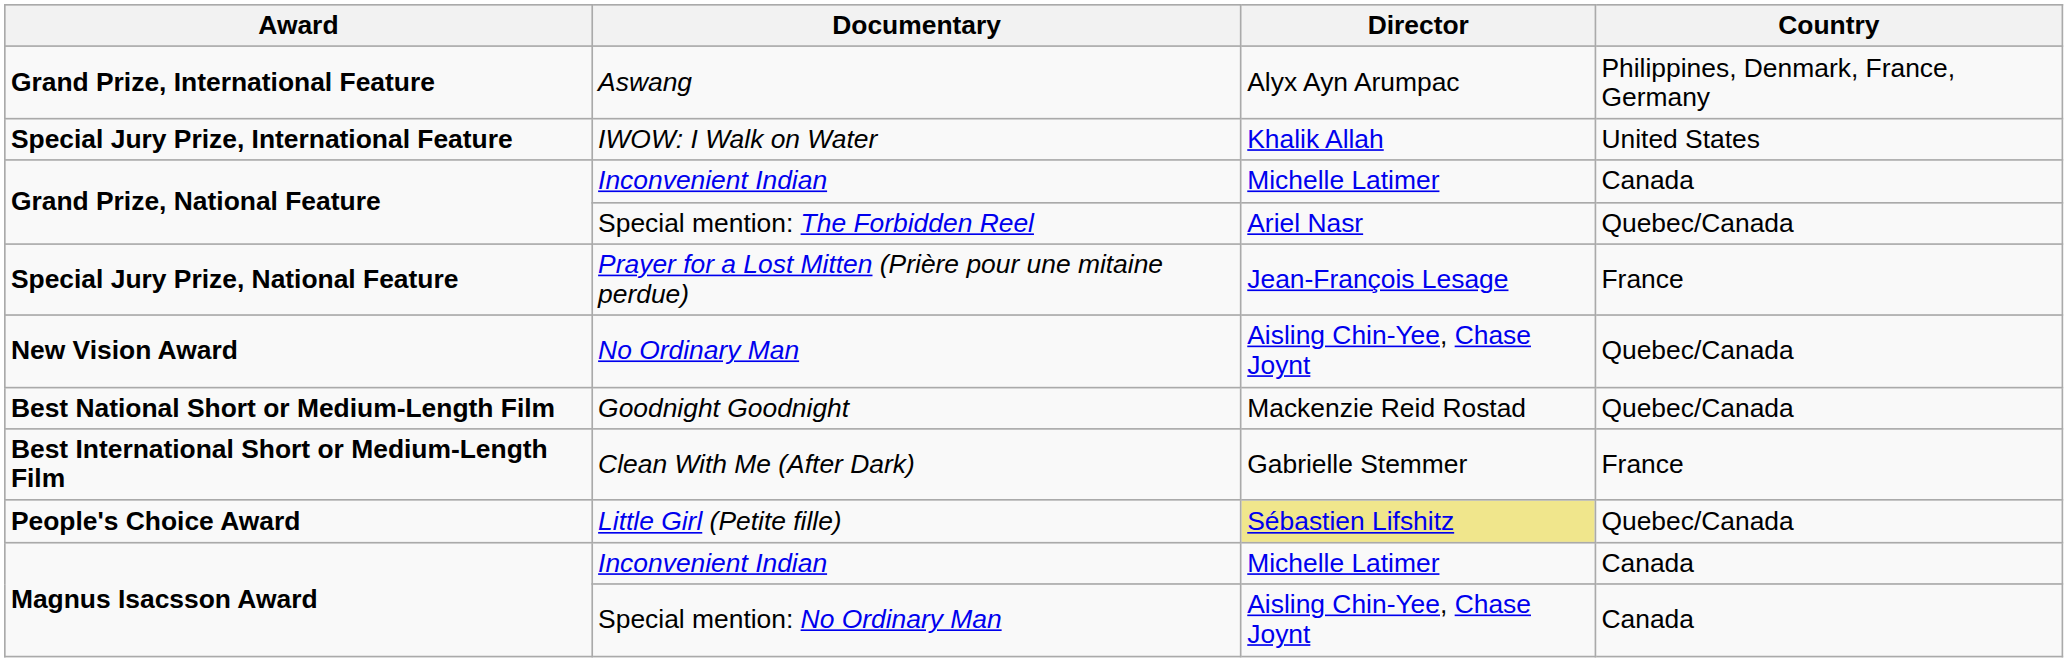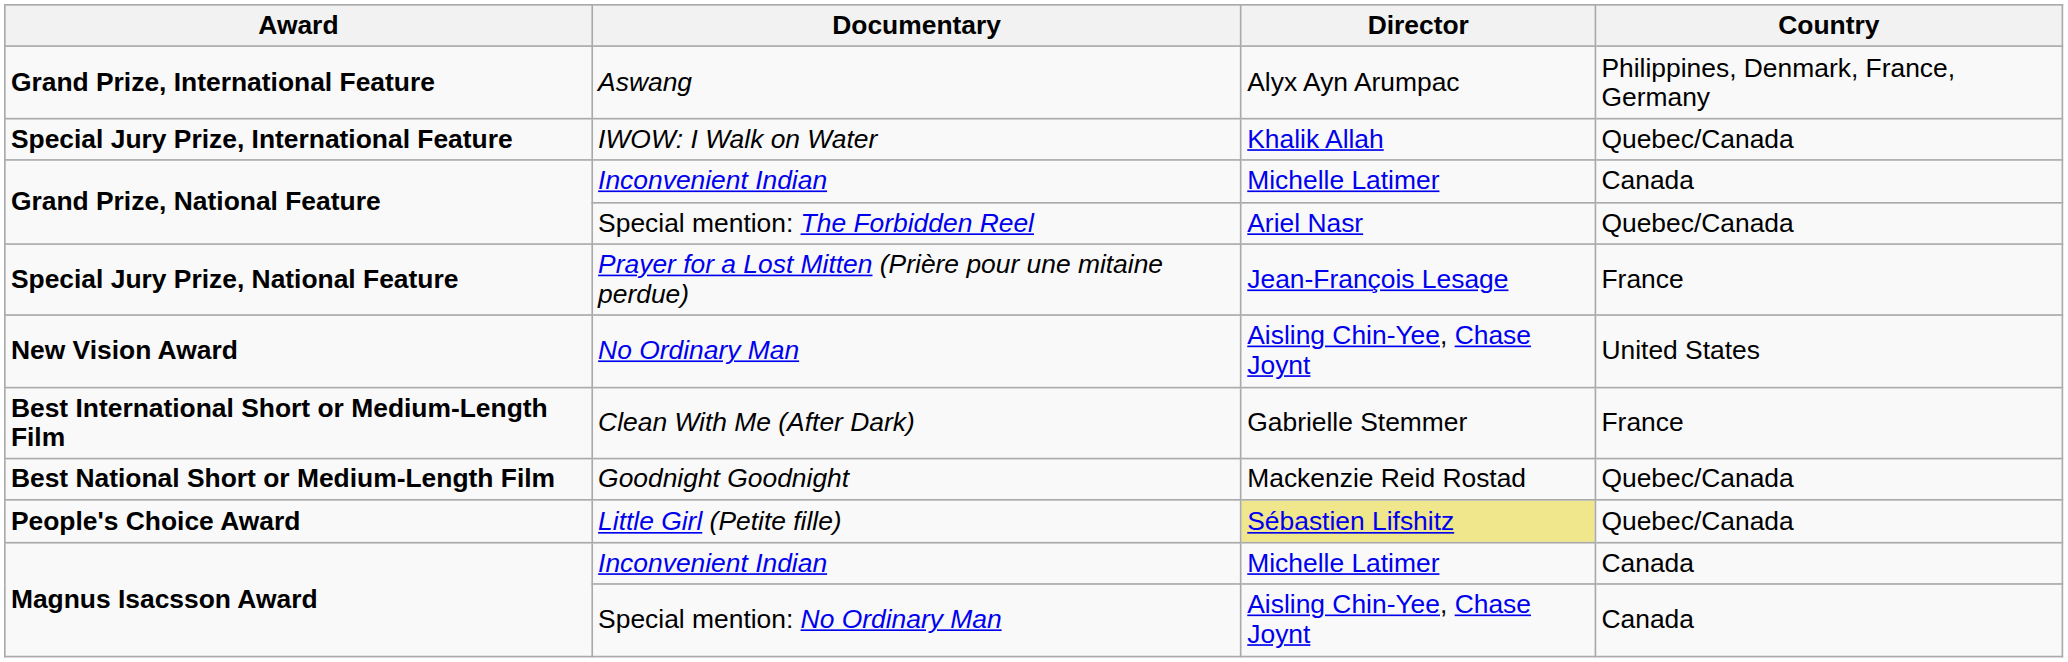(1681, 138) United States -> (1698, 138) Quebec/Canada
(1698, 350) Quebec/Canada -> (1681, 350) United States
rows swapped: (279, 464) <-> (283, 407)
